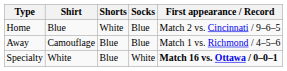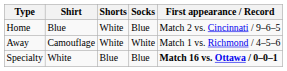(109, 43) Blue -> (112, 43) White
(140, 43) Blue -> (143, 43) White
(143, 58) White -> (140, 58) Blue
